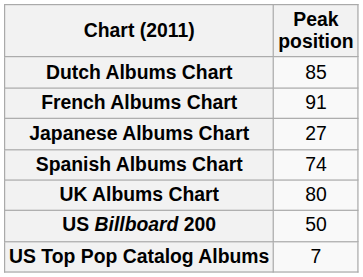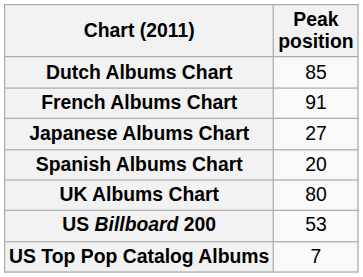(316, 164) 74 -> (316, 164) 20
(316, 225) 50 -> (316, 225) 53
